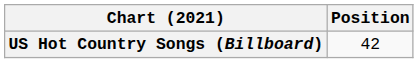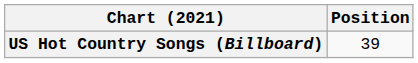(370, 45) 42 -> (370, 45) 39
